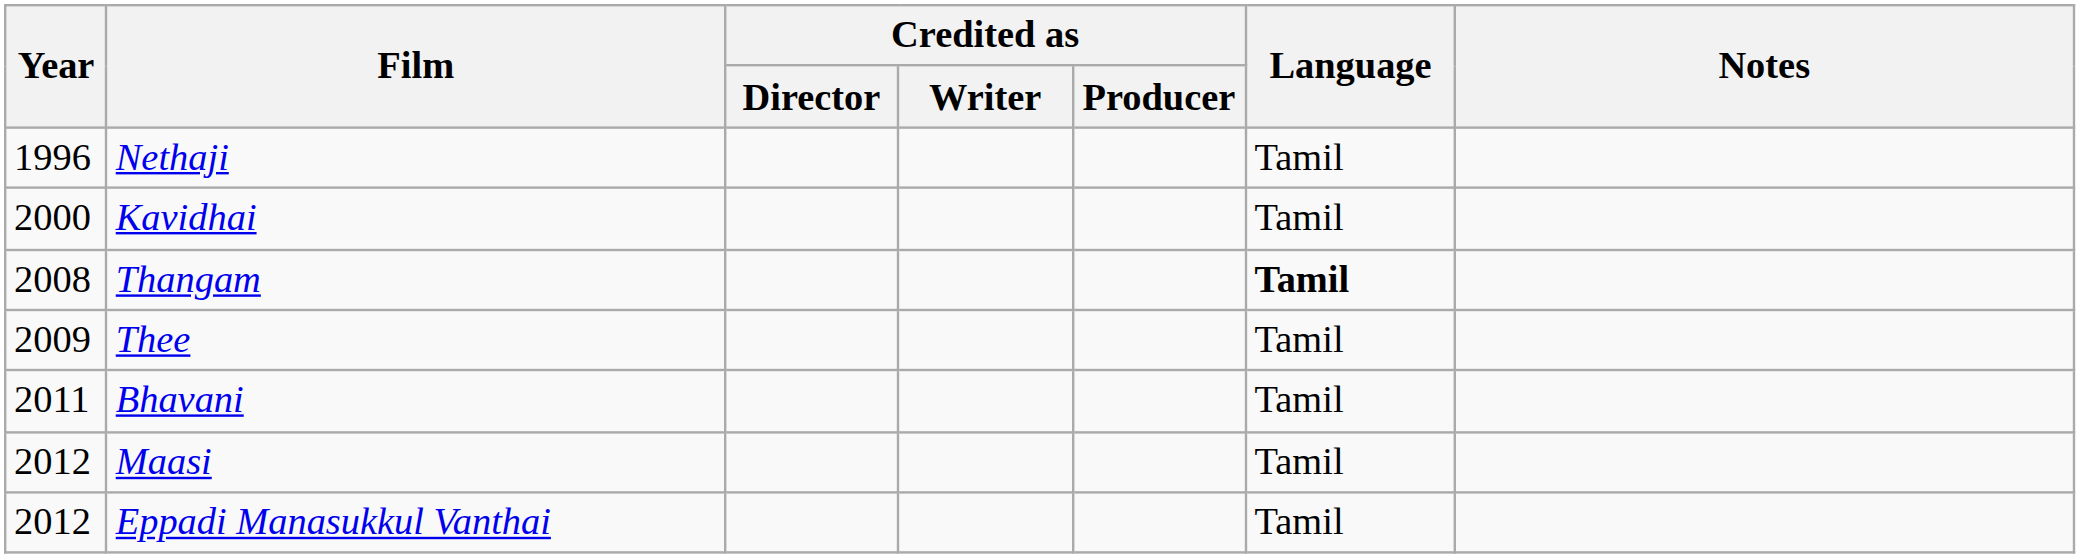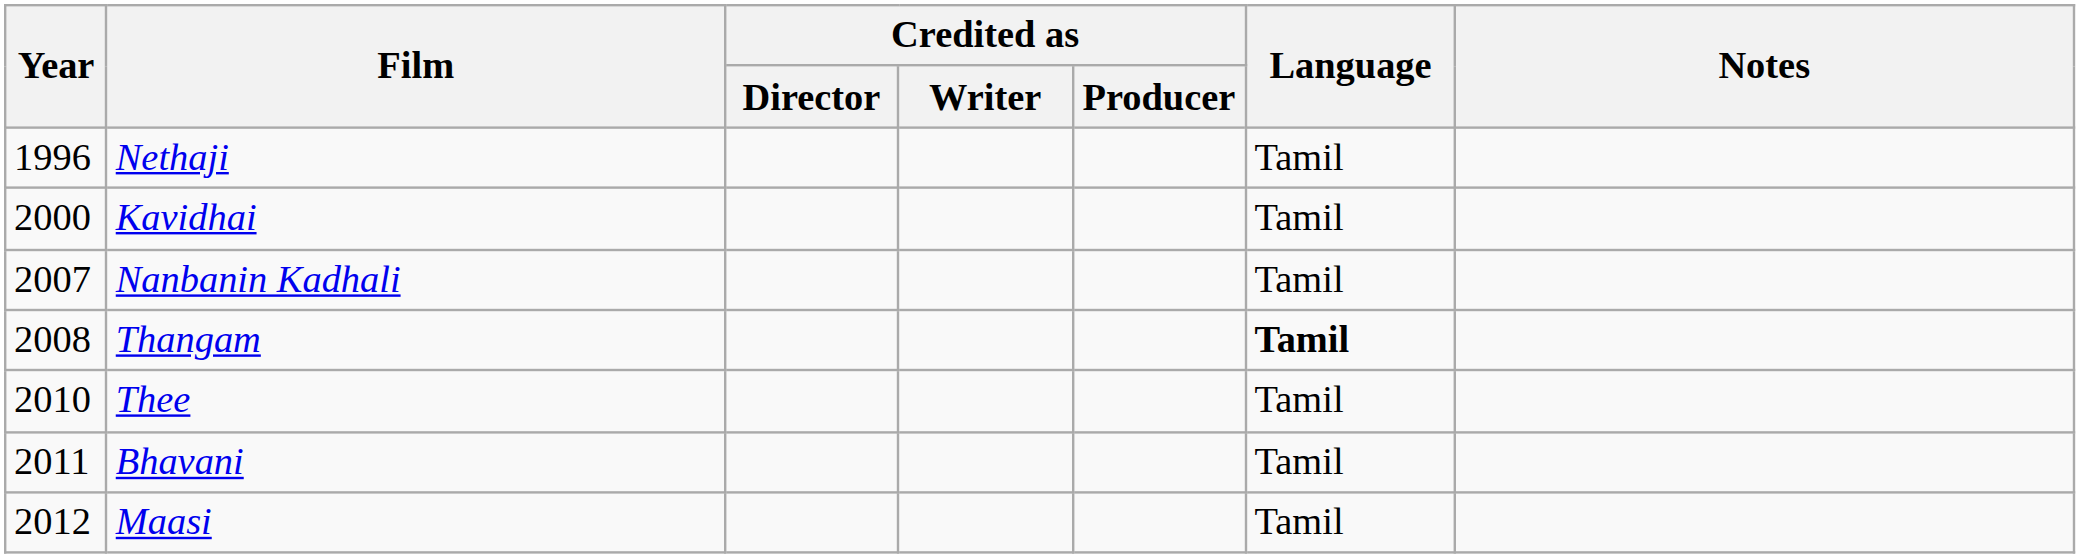+ row: (258, 278)
(52, 339) 2009 -> (52, 400) 2010
- row: (333, 522)
